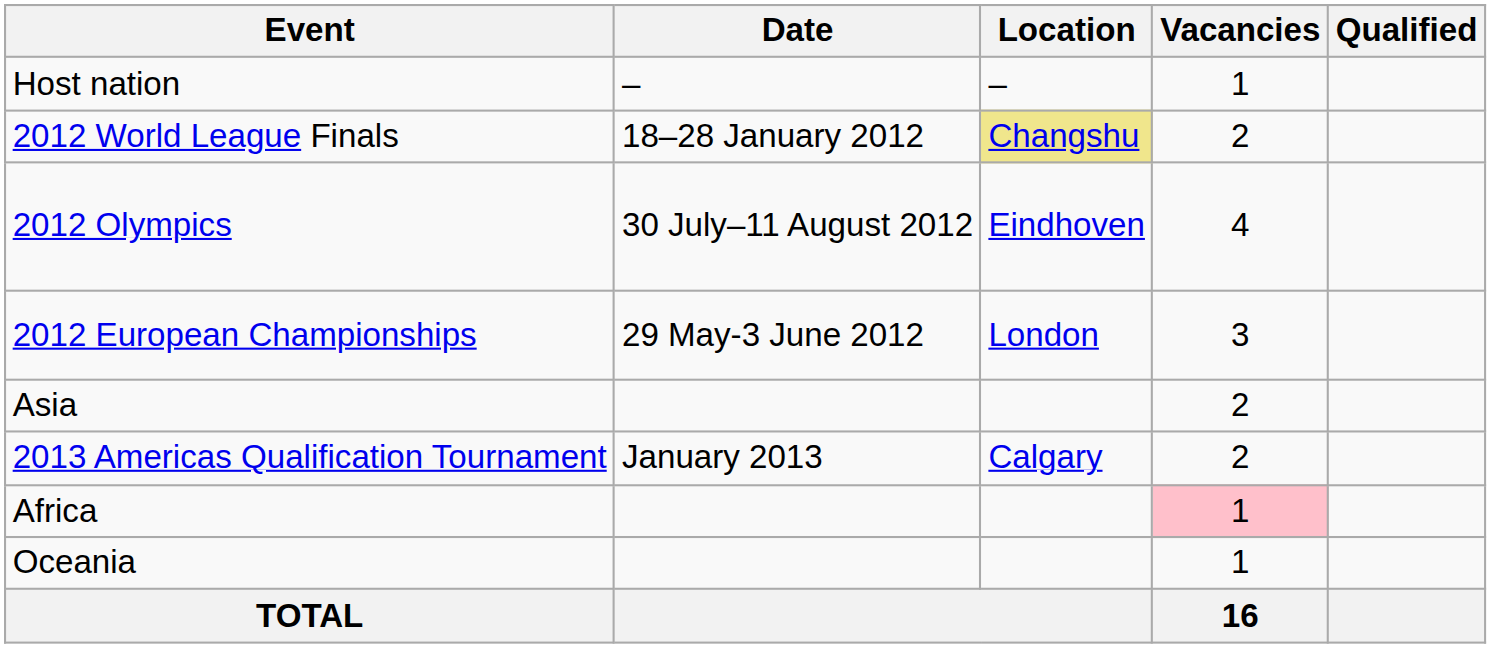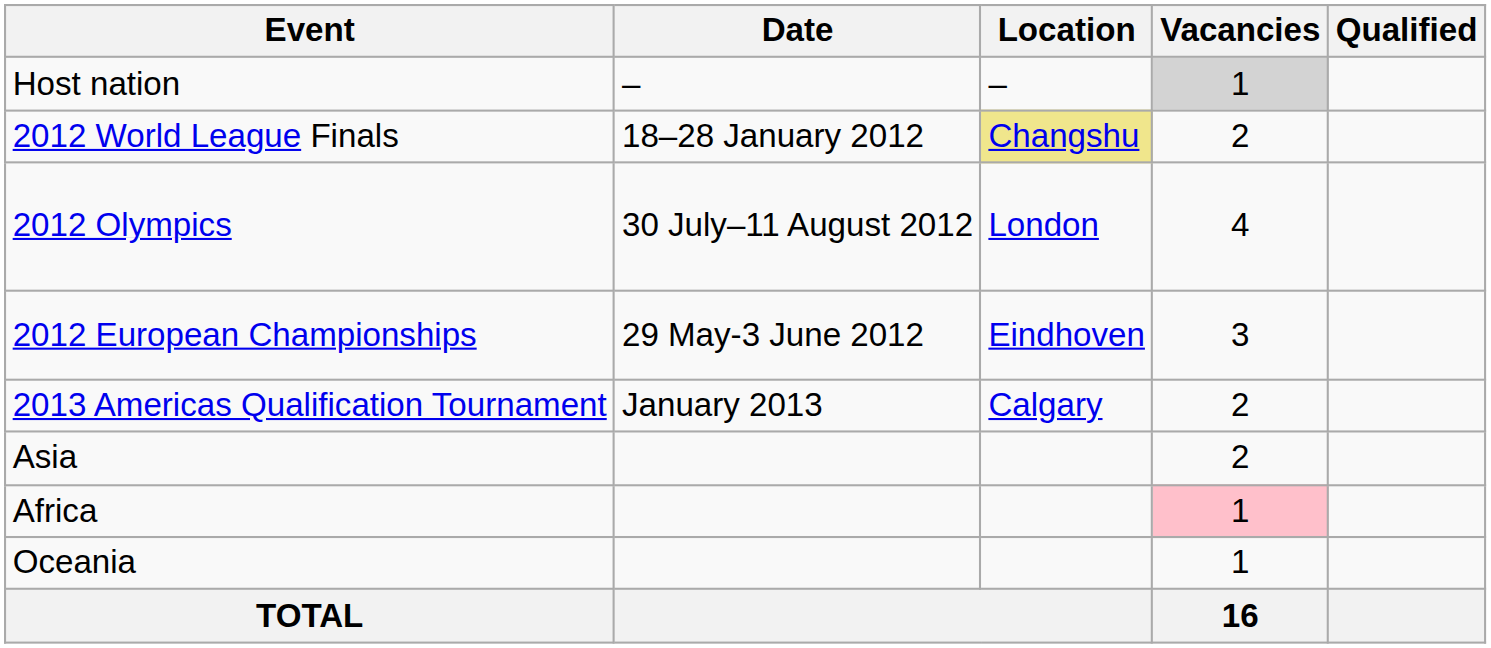(1240, 83) no background -> (1240, 83) lightgrey background
(1067, 225) Eindhoven -> (1044, 225) London
(1044, 334) London -> (1067, 334) Eindhoven
rows swapped: (310, 457) <-> (45, 405)
